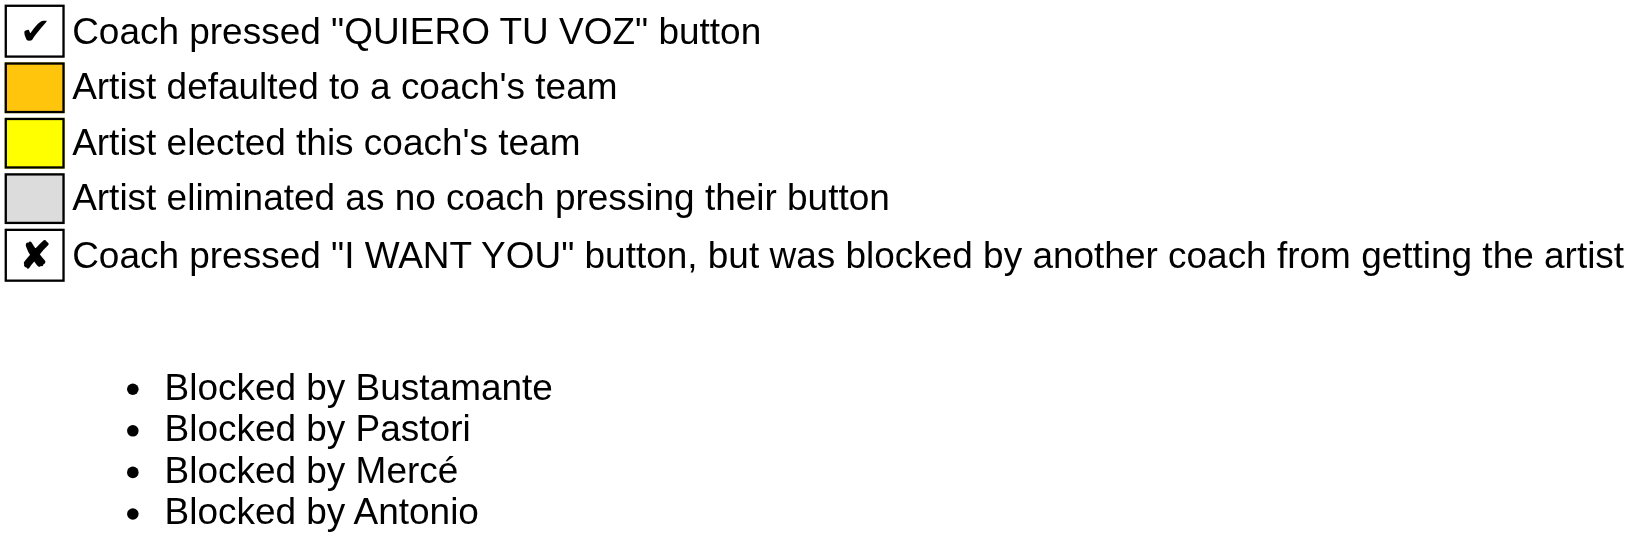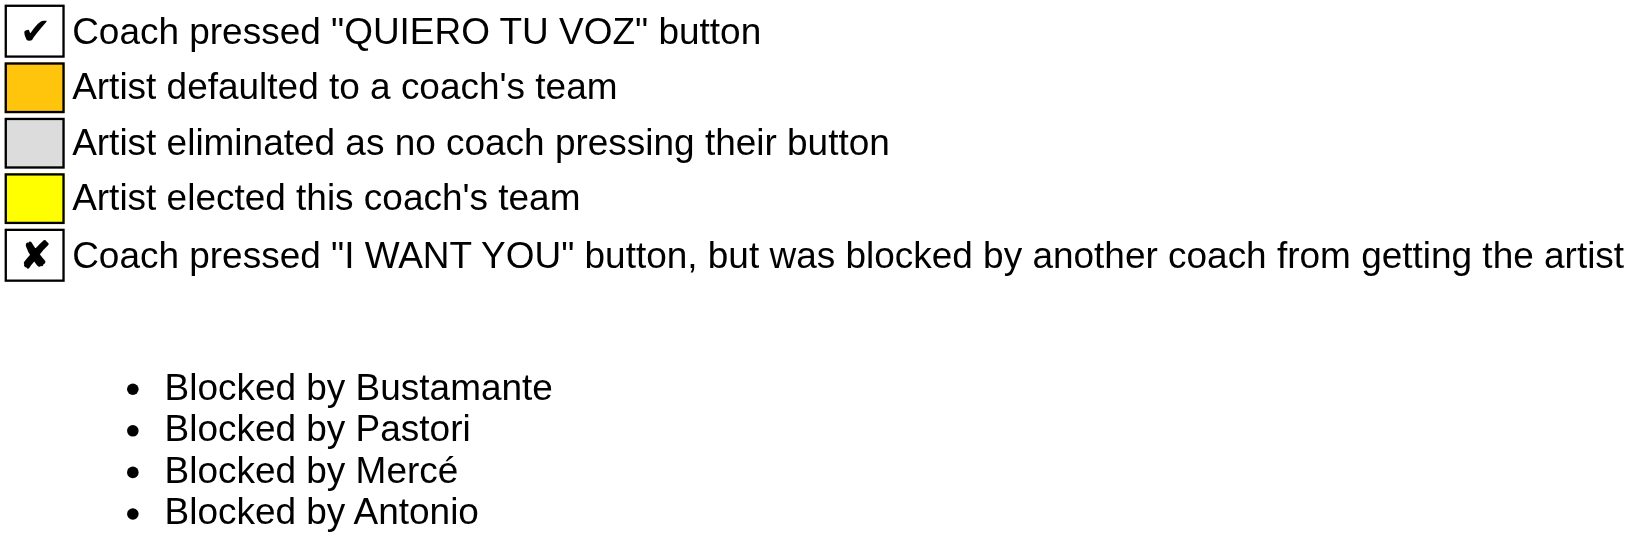rows swapped: (326, 142) <-> (481, 198)
